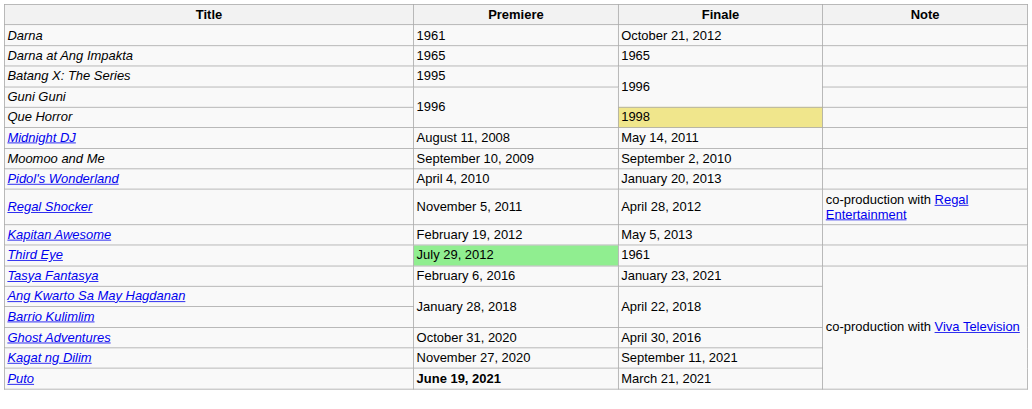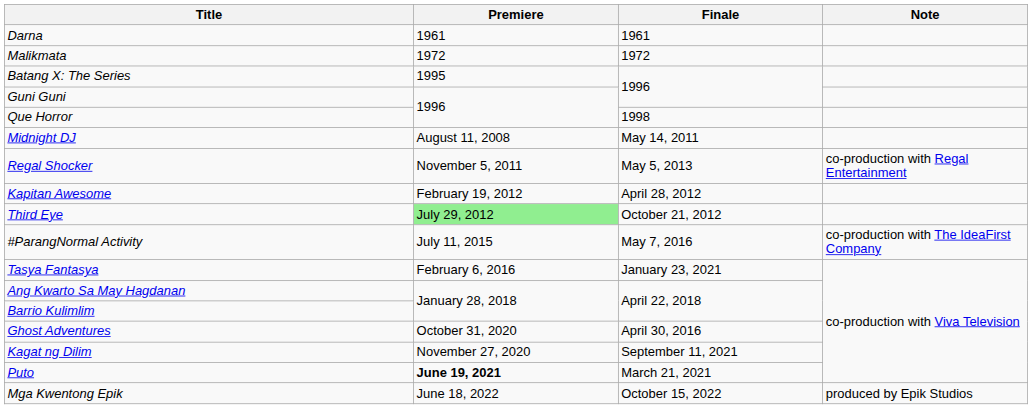(671, 35) October 21, 2012 -> (636, 35) 1961
- row: (70, 55)
+ row: (37, 55)
(636, 117) khaki background -> (636, 117) no background
- row: (56, 158)
- row: (63, 179)
(661, 207) April 28, 2012 -> (657, 165) May 5, 2013
(657, 234) May 5, 2013 -> (661, 193) April 28, 2012
(636, 255) 1961 -> (671, 214) October 21, 2012
+ row: (75, 242)
+ row: (65, 393)
